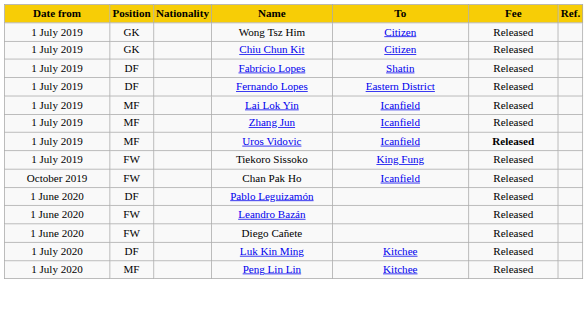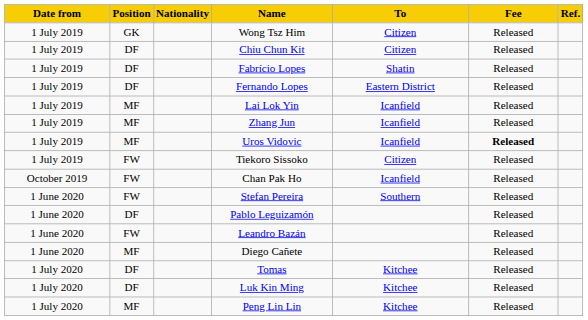(132, 50) GK -> (132, 50) DF
(400, 160) King Fung -> (400, 160) Citizen
+ row: (272, 196)
(132, 233) FW -> (132, 251) MF
+ row: (272, 270)
